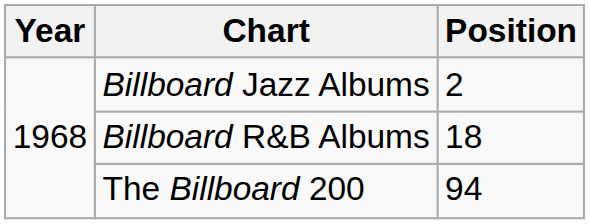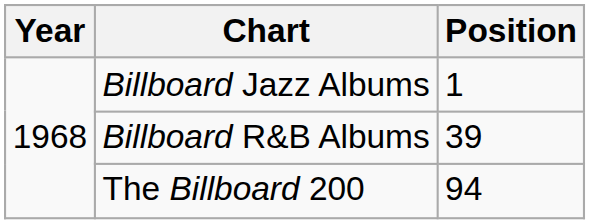(454, 84) 2 -> (454, 84) 1
(464, 137) 18 -> (464, 137) 39
